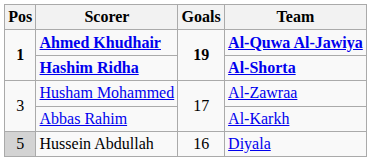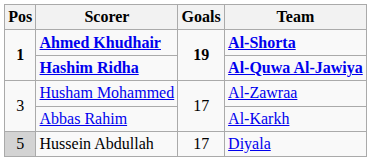(295, 42) Al-Quwa Al-Jawiya -> (262, 42) Al-Shorta
(262, 67) Al-Shorta -> (295, 67) Al-Quwa Al-Jawiya
(201, 144) 16 -> (201, 144) 17
